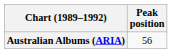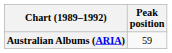(147, 40) 56 -> (147, 40) 59
